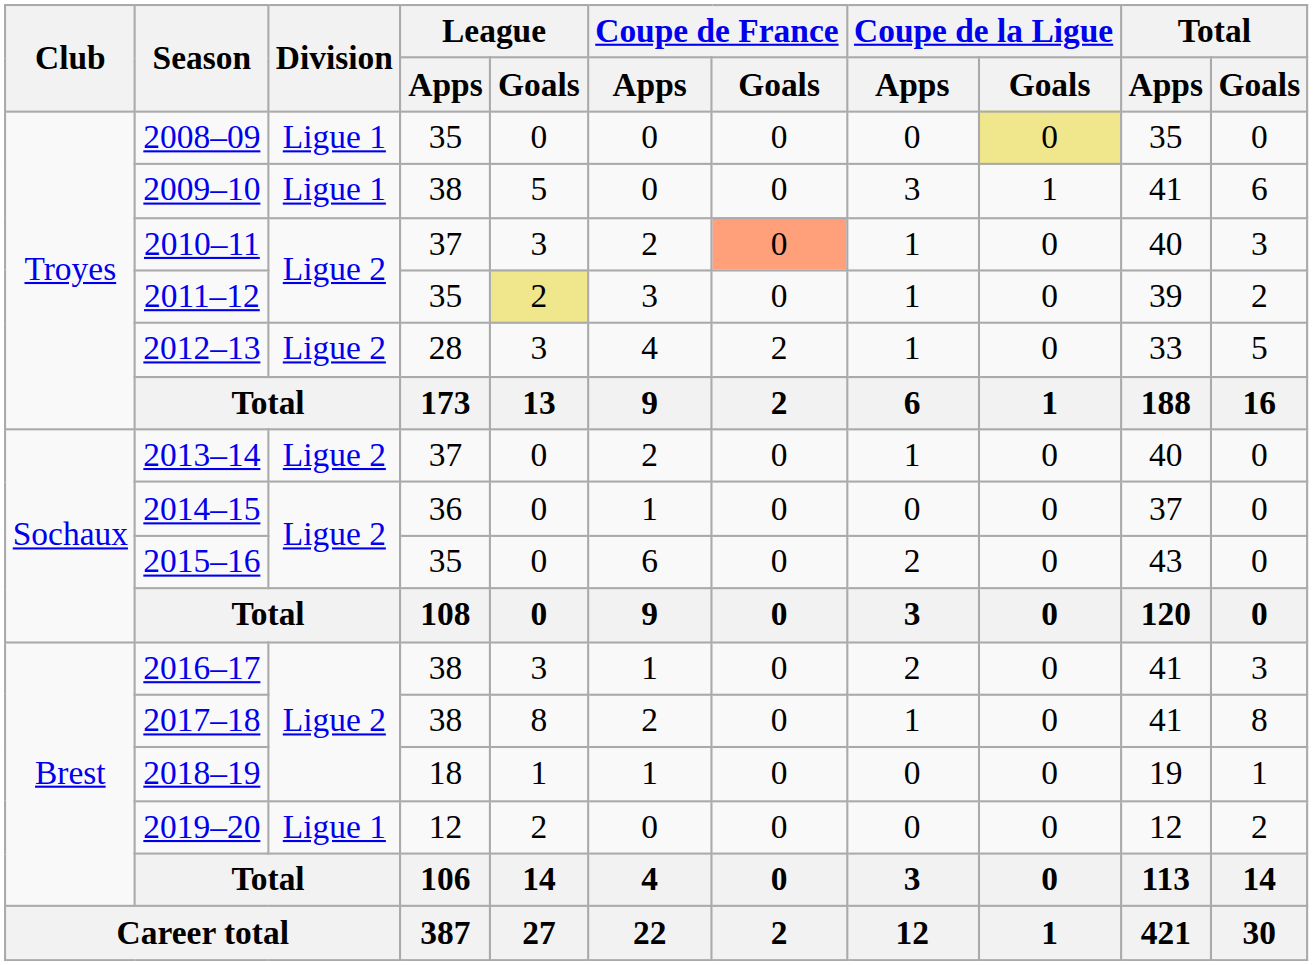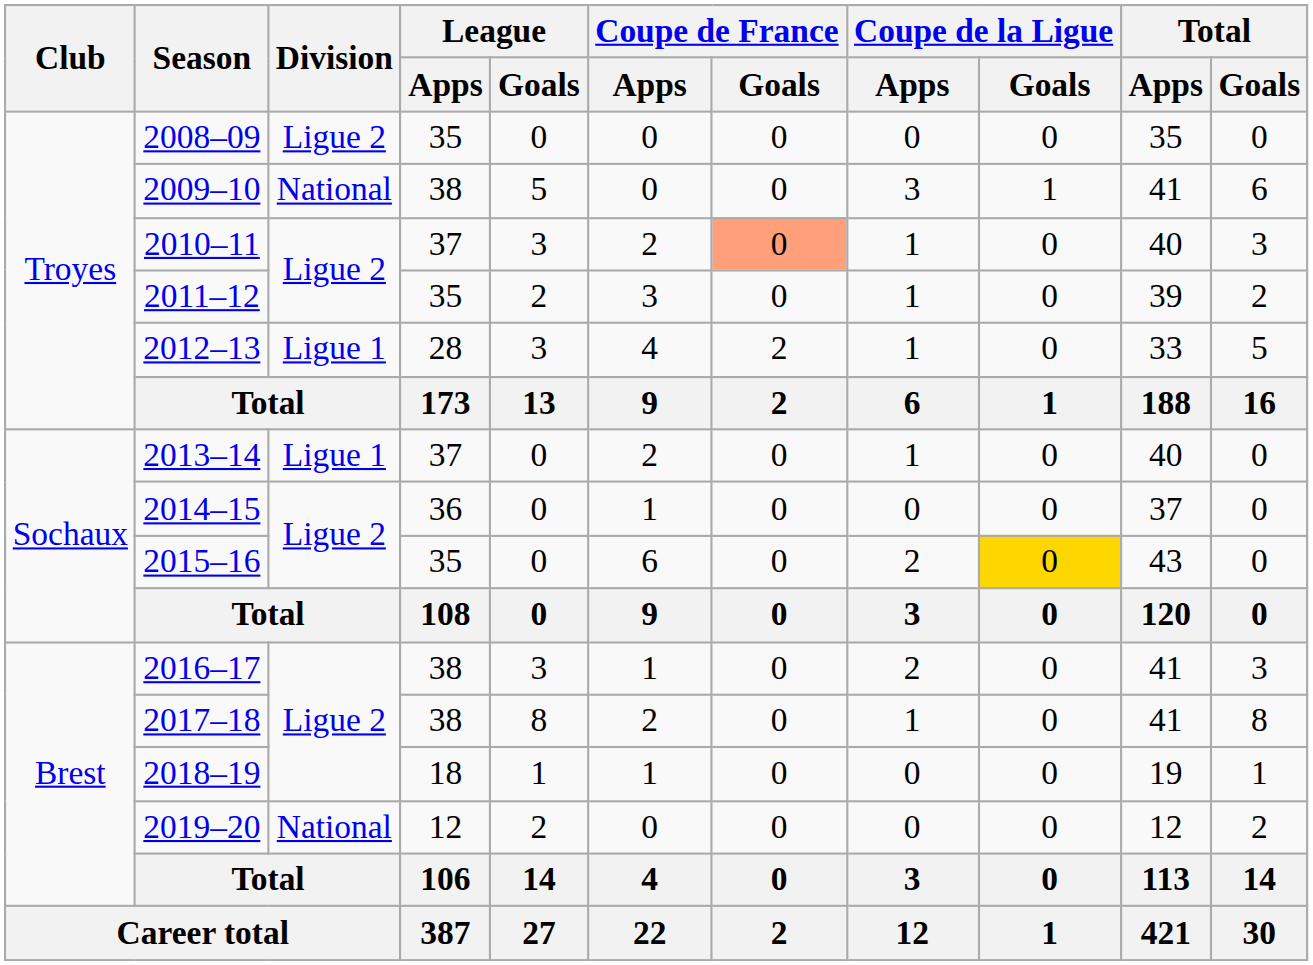(334, 137) Ligue 1 -> (334, 137) Ligue 2
(1050, 137) khaki background -> (1050, 137) no background
(334, 190) Ligue 1 -> (334, 190) National
(539, 296) khaki background -> (539, 296) no background
(334, 349) Ligue 2 -> (334, 349) Ligue 1
(334, 455) Ligue 2 -> (334, 455) Ligue 1
(1050, 561) no background -> (1050, 561) gold background
(334, 826) Ligue 1 -> (334, 826) National
